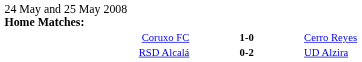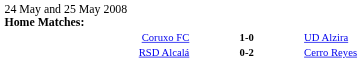(331, 37) Cerro Reyes -> (326, 37) UD Alzira
(326, 52) UD Alzira -> (331, 52) Cerro Reyes
